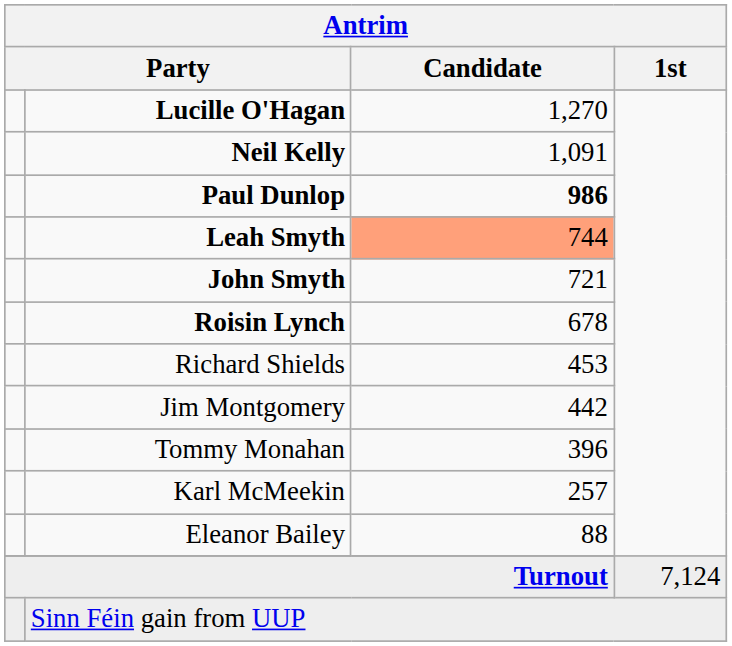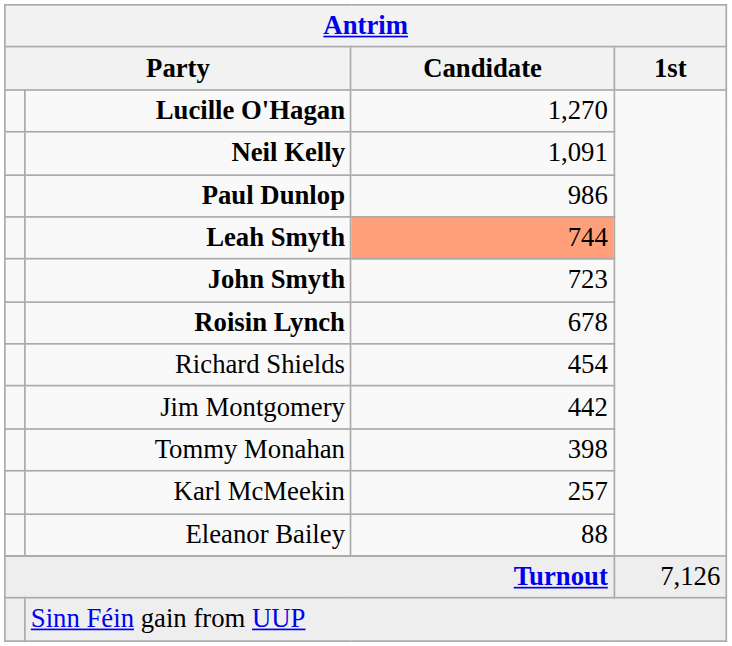(588, 195) bold -> (588, 195) normal
(588, 279) 721 -> (588, 279) 723
(588, 364) 453 -> (588, 364) 454
(588, 449) 396 -> (588, 449) 398
(690, 576) 7,124 -> (690, 576) 7,126
